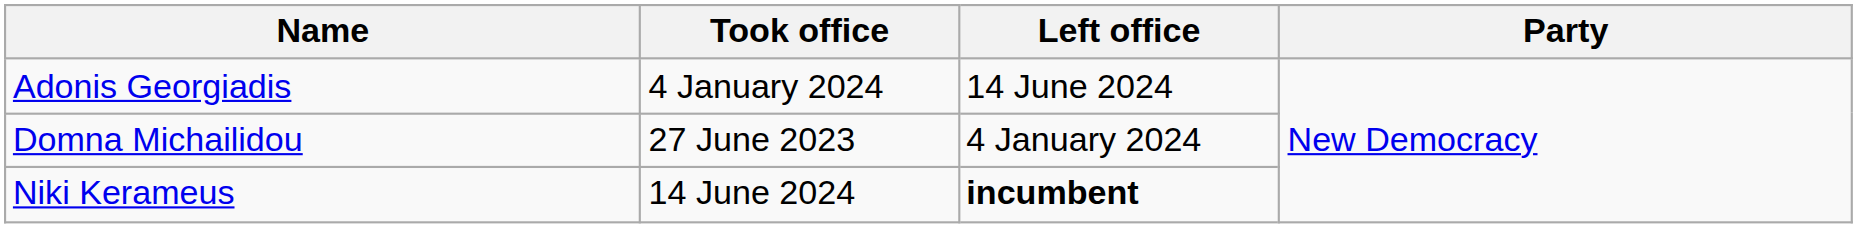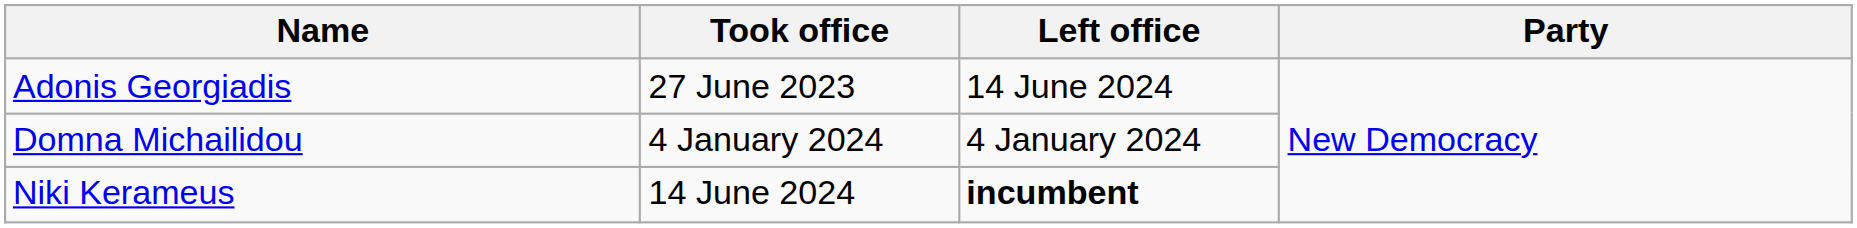(766, 85) 4 January 2024 -> (752, 85) 27 June 2023
(752, 139) 27 June 2023 -> (766, 139) 4 January 2024
